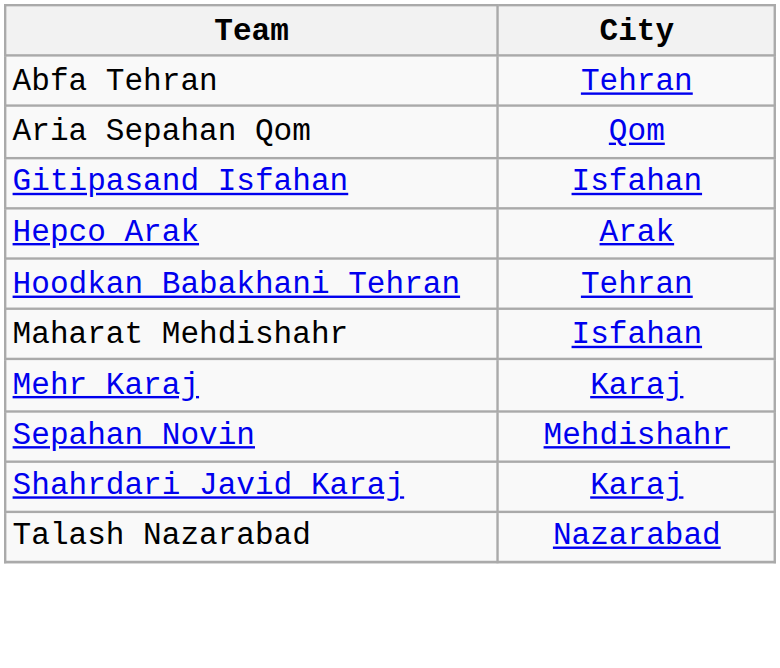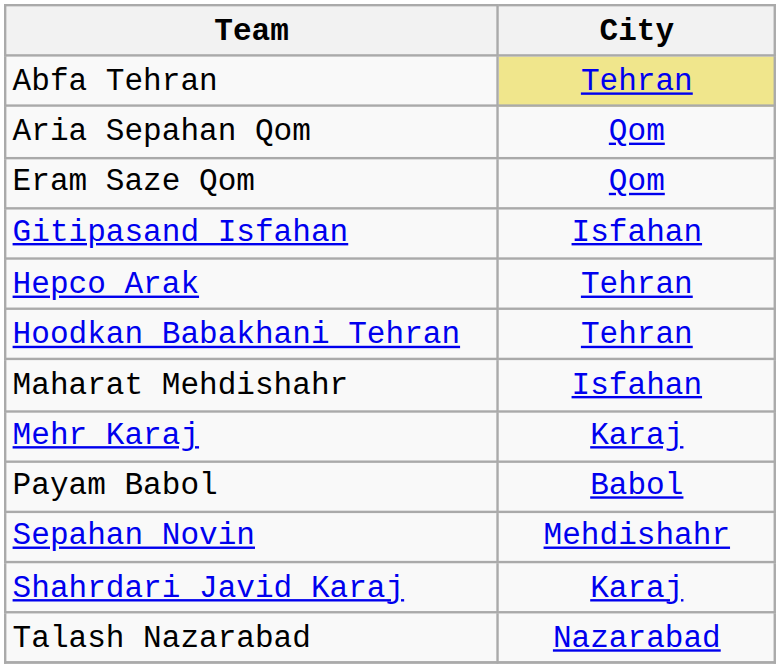(637, 81) no background -> (637, 81) khaki background
+ row: (134, 182)
(637, 233) Arak -> (637, 284) Tehran
+ row: (115, 486)
